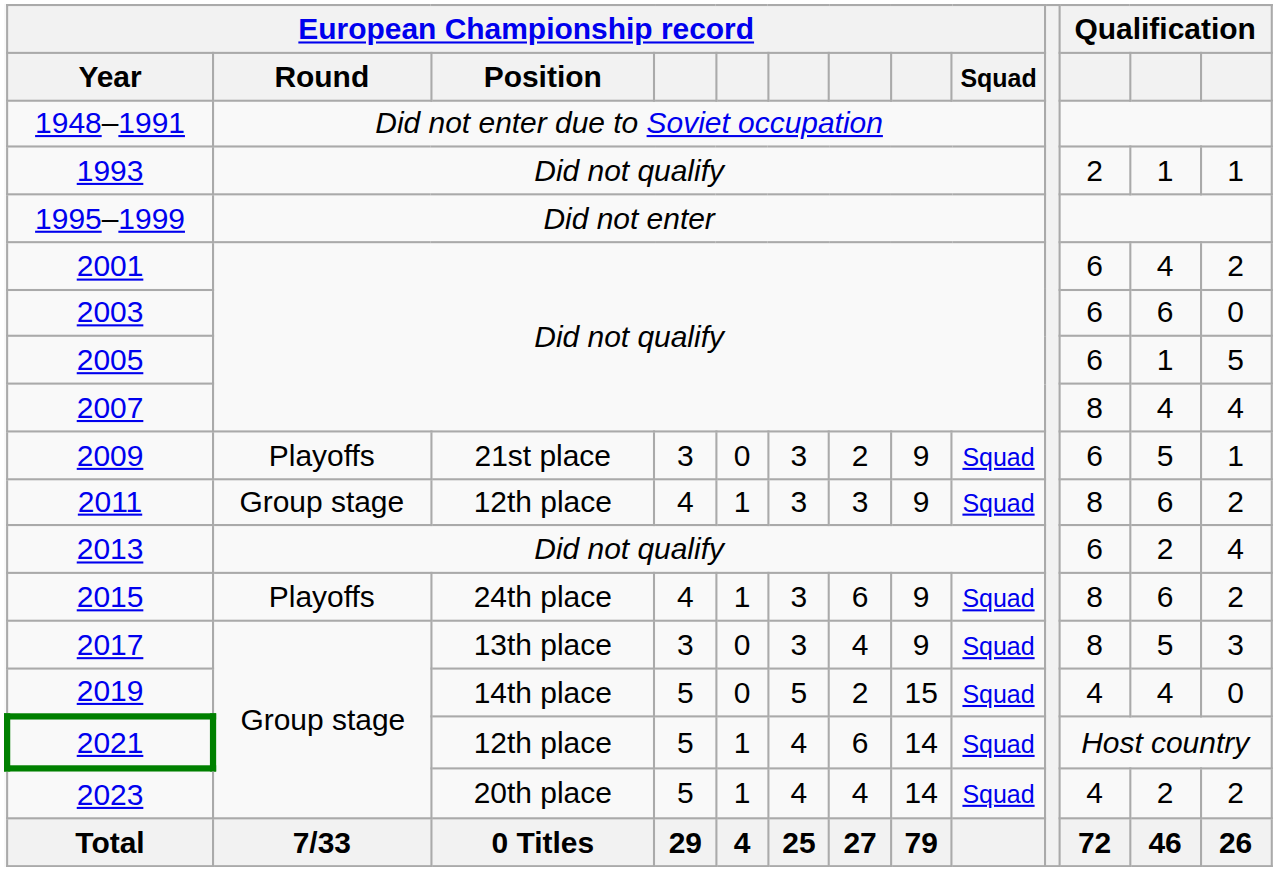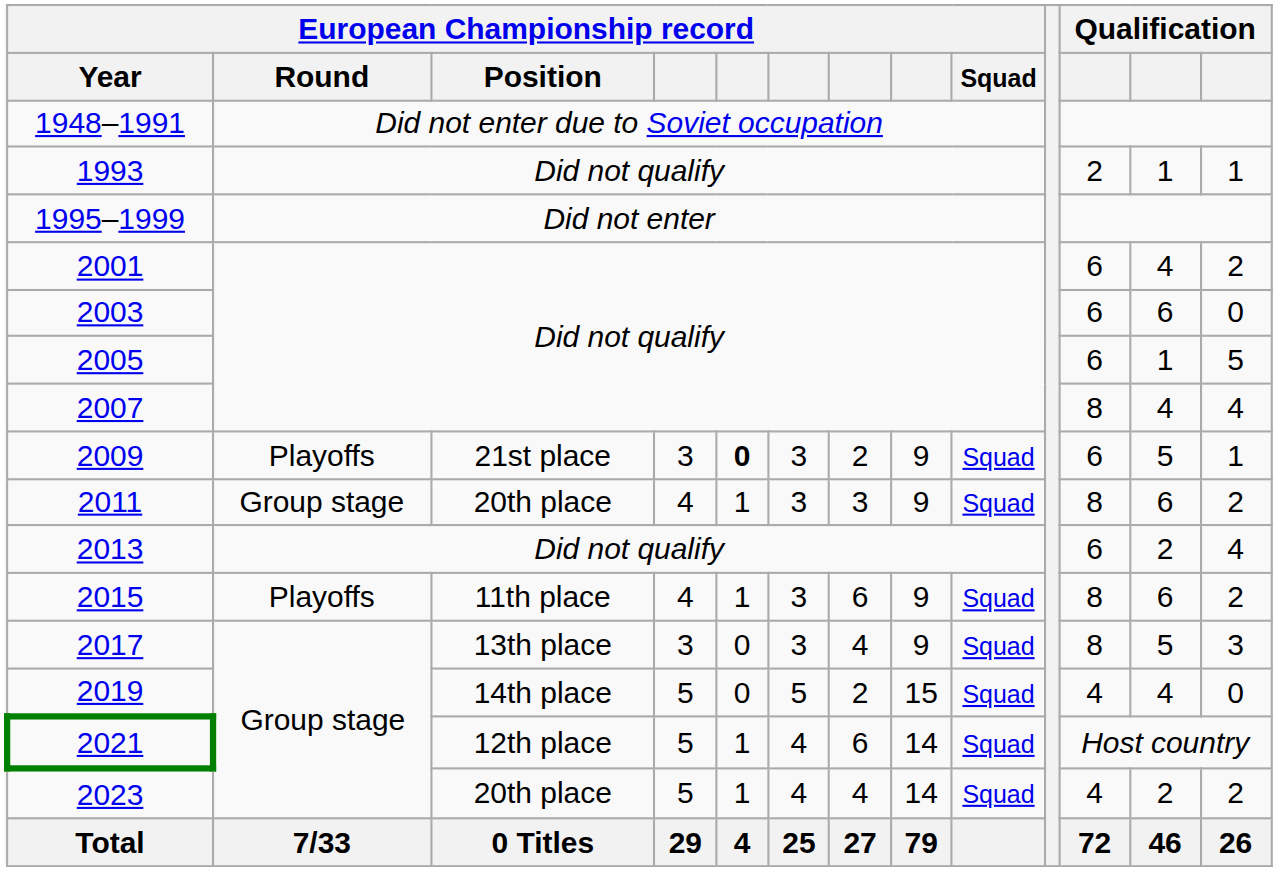(742, 455) normal -> (742, 455) bold
(543, 502) 12th place -> (543, 502) 20th place
(543, 597) 24th place -> (543, 597) 11th place
